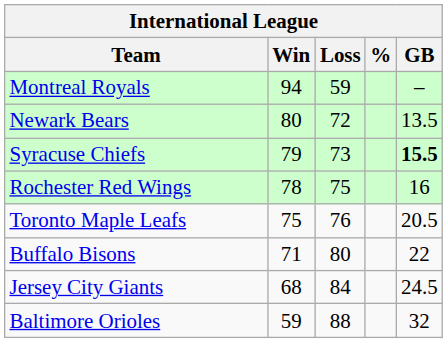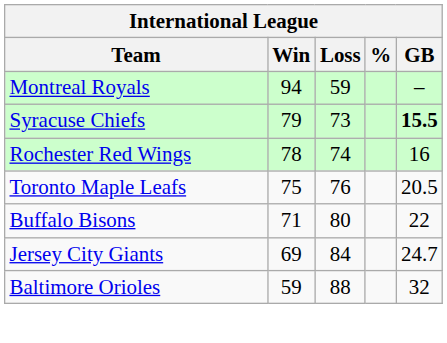- row: (69, 120)
(340, 187) 75 -> (340, 154) 74
(291, 287) 68 -> (291, 253) 69
(419, 287) 24.5 -> (419, 253) 24.7
